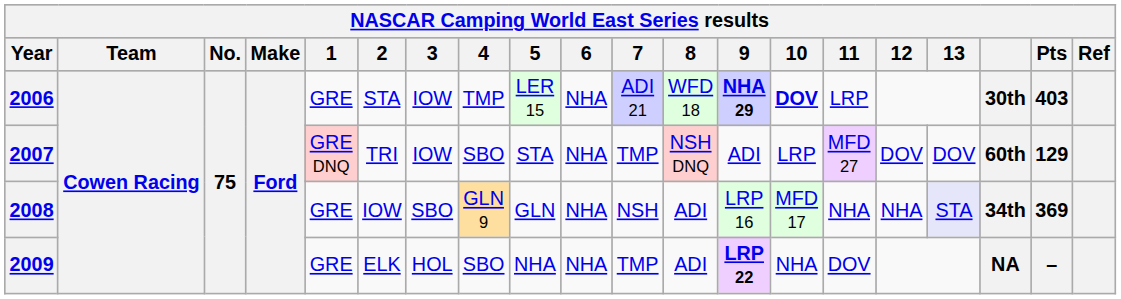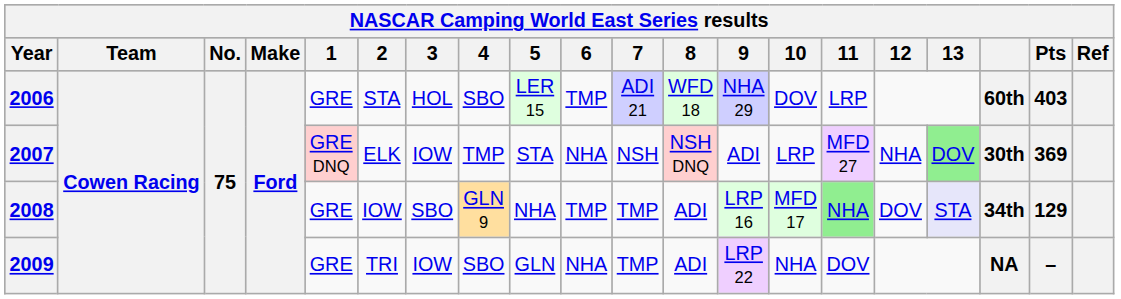(432, 98) IOW -> (432, 98) HOL
(484, 98) TMP -> (484, 98) SBO
(586, 98) NHA -> (586, 98) TMP
(744, 98) bold -> (744, 97) normal
(797, 98) bold -> (796, 98) normal
(1005, 98) 30th -> (1004, 98) 60th
(382, 154) TRI -> (382, 154) ELK
(484, 154) SBO -> (484, 154) TMP
(638, 154) TMP -> (638, 154) NSH
(902, 154) DOV -> (900, 154) NHA
(954, 154) no background -> (953, 154) lightgreen background
(1005, 154) 60th -> (1004, 154) 30th
(1052, 154) 129 -> (1051, 154) 369
(535, 209) GLN -> (535, 209) NHA
(586, 209) NHA -> (586, 209) TMP
(638, 209) NSH -> (638, 209) TMP
(849, 209) no background -> (848, 209) lightgreen background
(902, 209) NHA -> (900, 209) DOV
(1052, 209) 369 -> (1051, 209) 129
(382, 265) ELK -> (382, 265) TRI
(432, 265) HOL -> (432, 265) IOW
(535, 265) NHA -> (535, 265) GLN
(744, 265) bold -> (744, 264) normal
